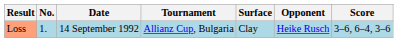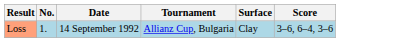- column: (303, 12)
